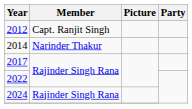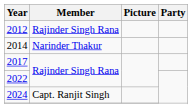(71, 29) Capt. Ranjit Singh -> (76, 29) Rajinder Singh Rana
(76, 95) Rajinder Singh Rana -> (71, 95) Capt. Ranjit Singh
